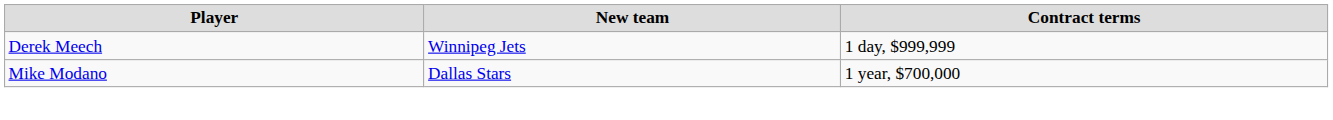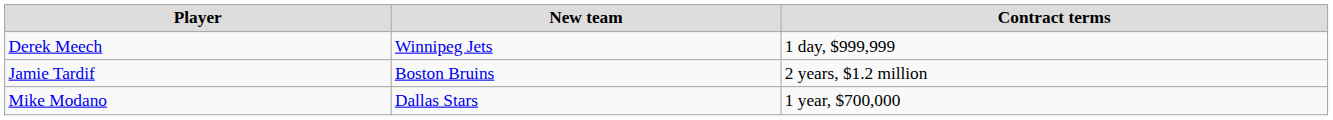+ row: (52, 73)
